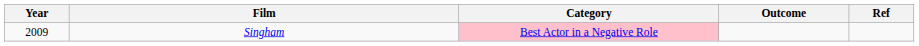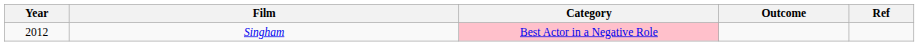(37, 31) 2009 -> (37, 31) 2012
